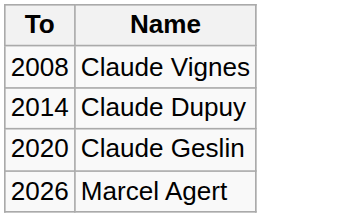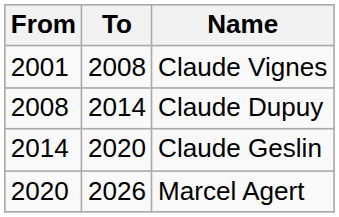+ column: (43, 25)
